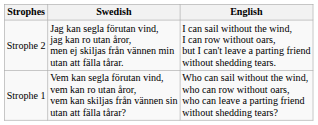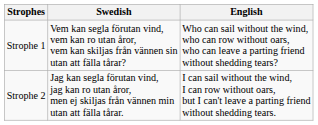rows swapped: (26, 95) <-> (26, 45)
